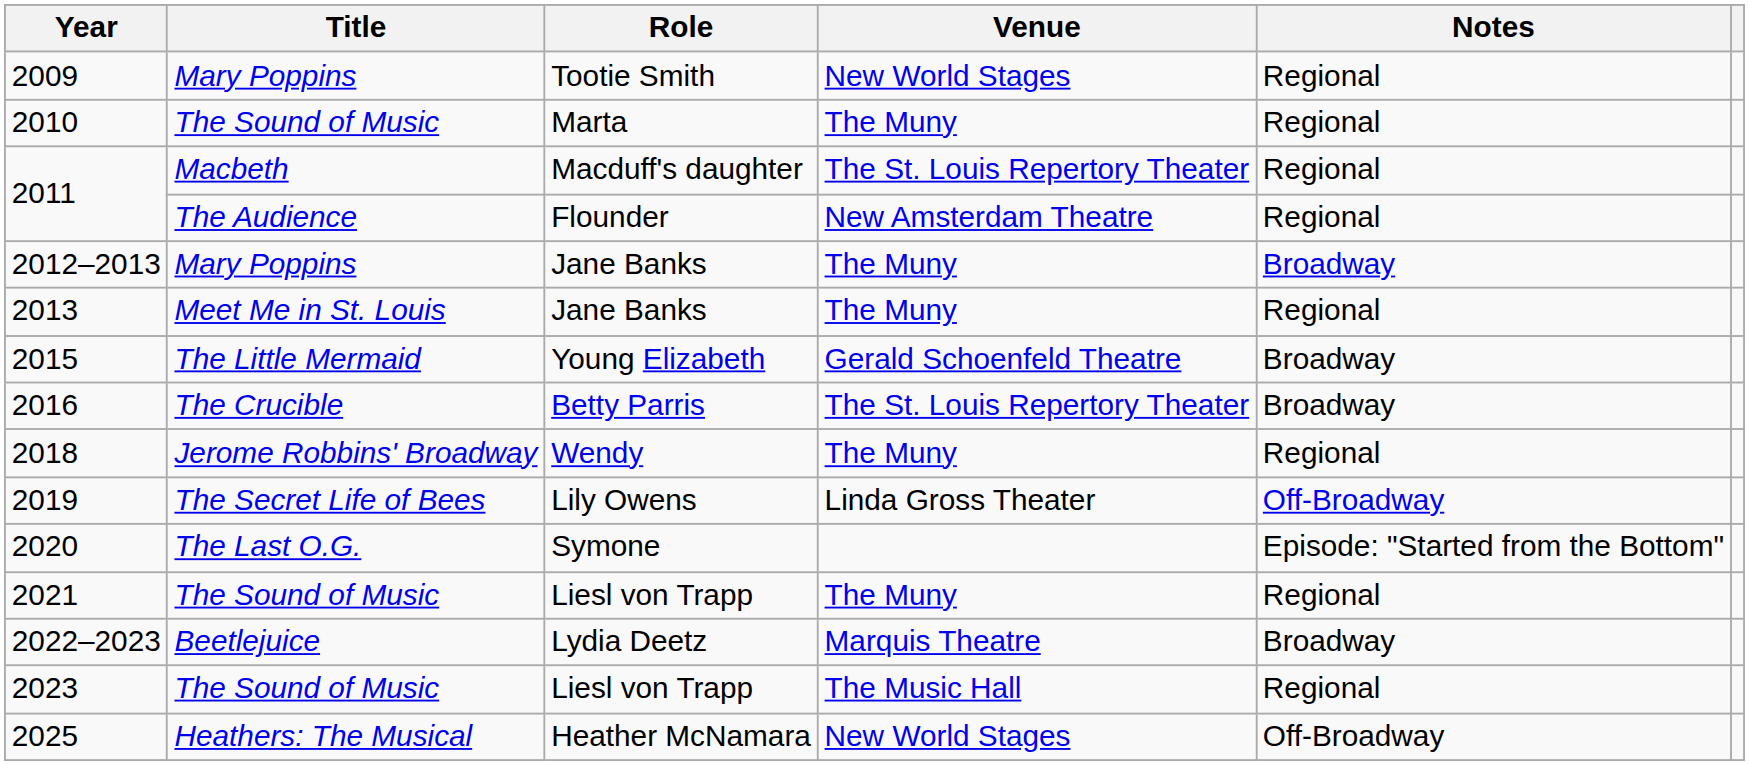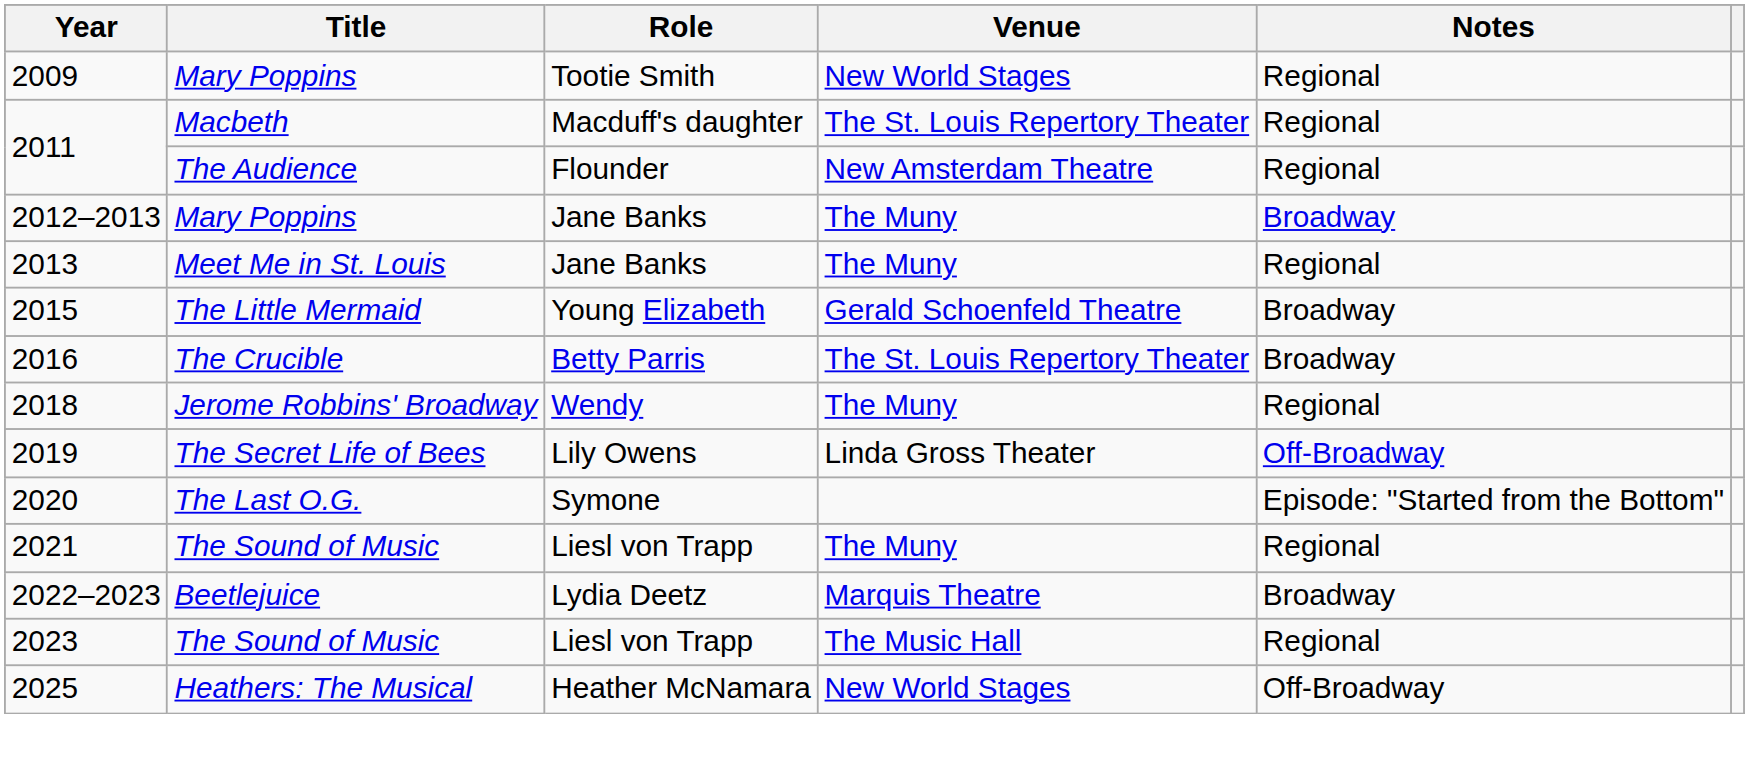- row: (45, 122)
